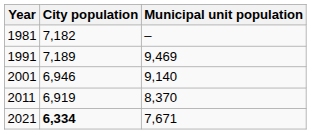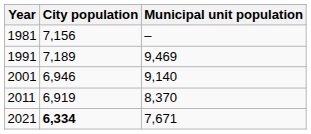(59, 35) 7,182 -> (59, 35) 7,156
